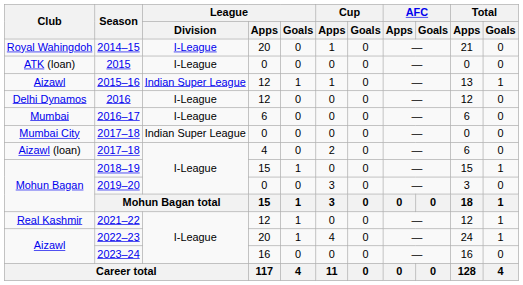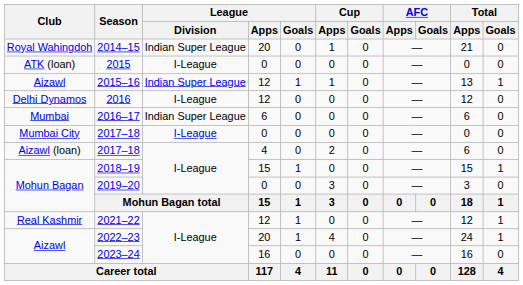(195, 47) I-League -> (195, 47) Indian Super League
(195, 116) I-League -> (195, 116) Indian Super League
(195, 133) Indian Super League -> (195, 133) I-League
